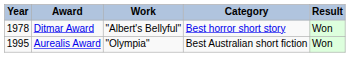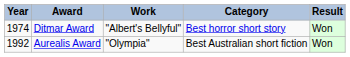(18, 28) 1978 -> (18, 28) 1974
(18, 44) 1995 -> (18, 44) 1992
